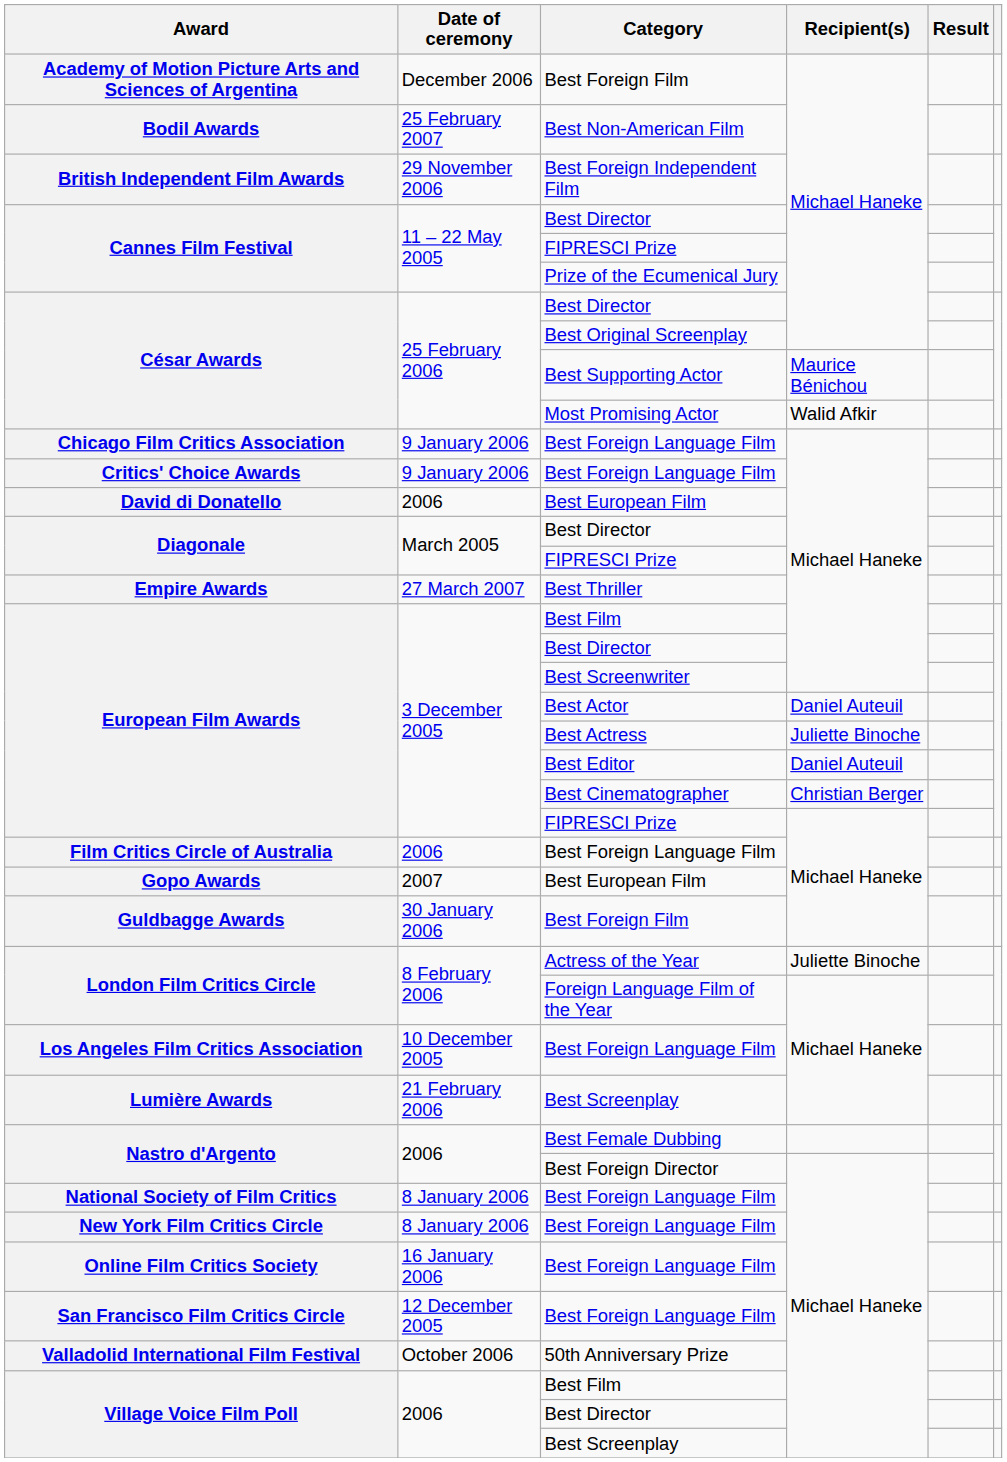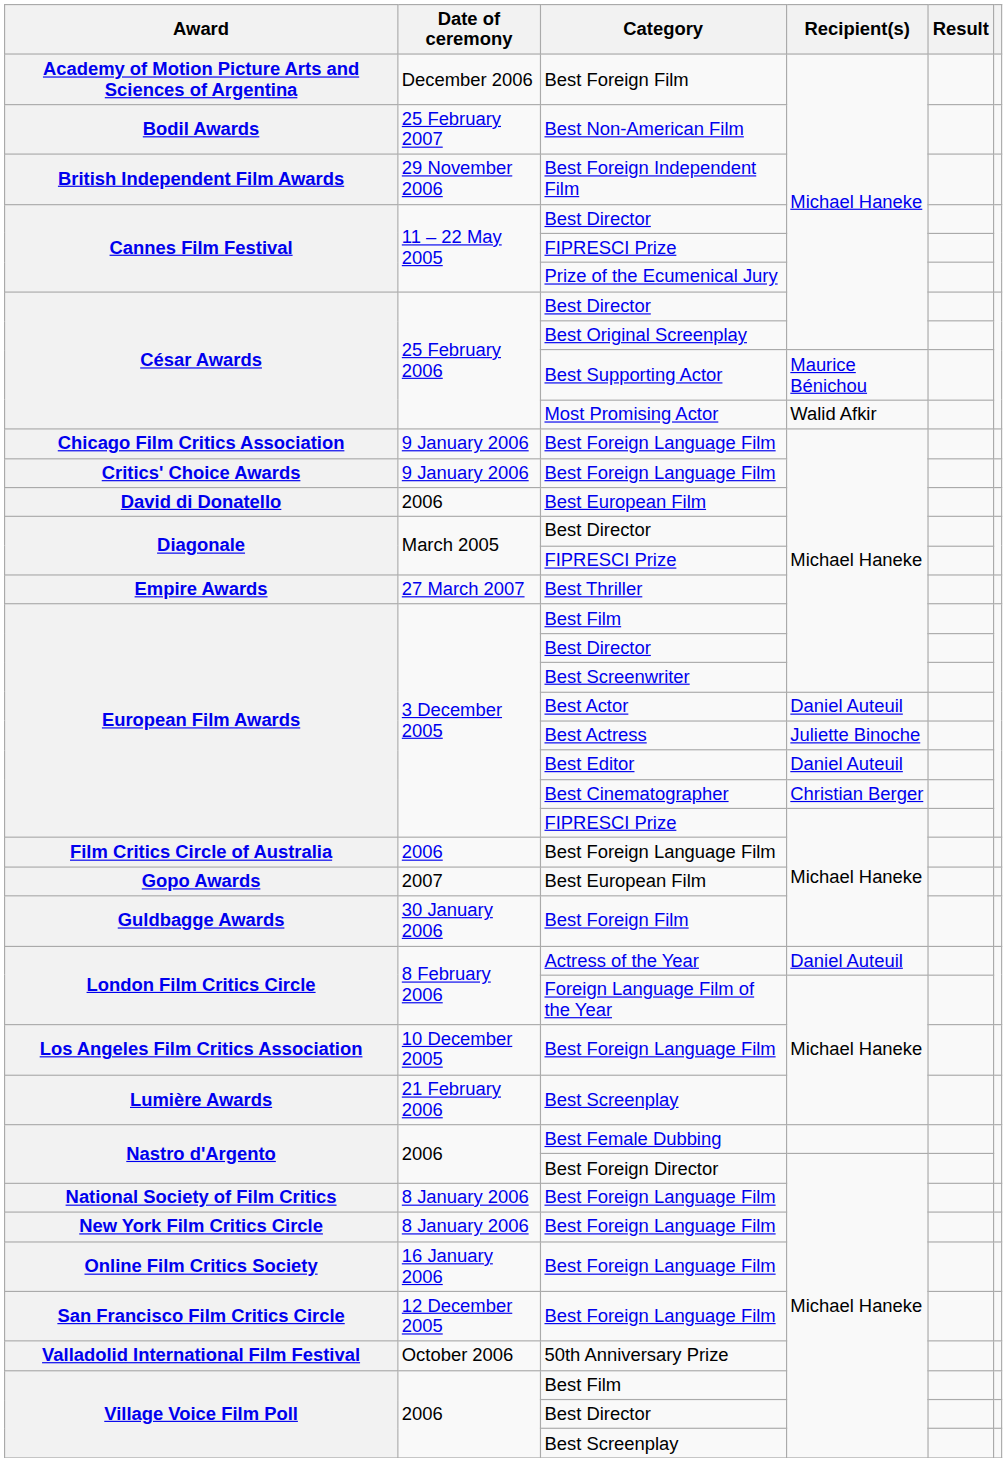(855, 960) Juliette Binoche -> (847, 960) Daniel Auteuil
